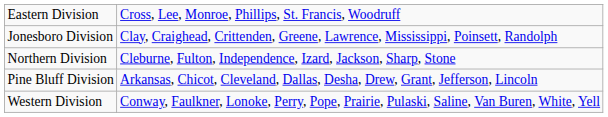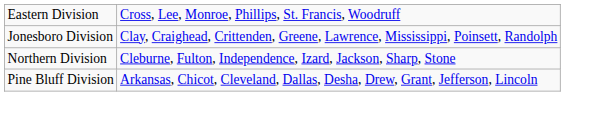- row: (55, 101)
